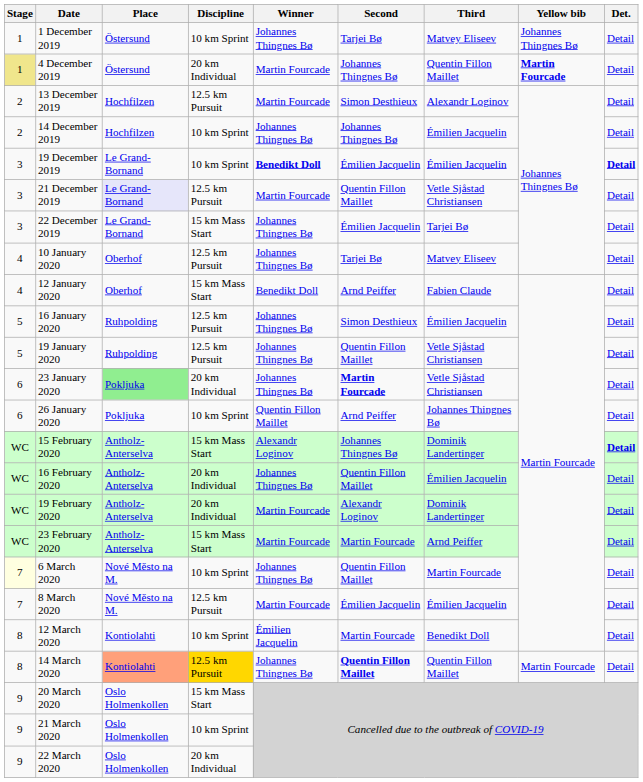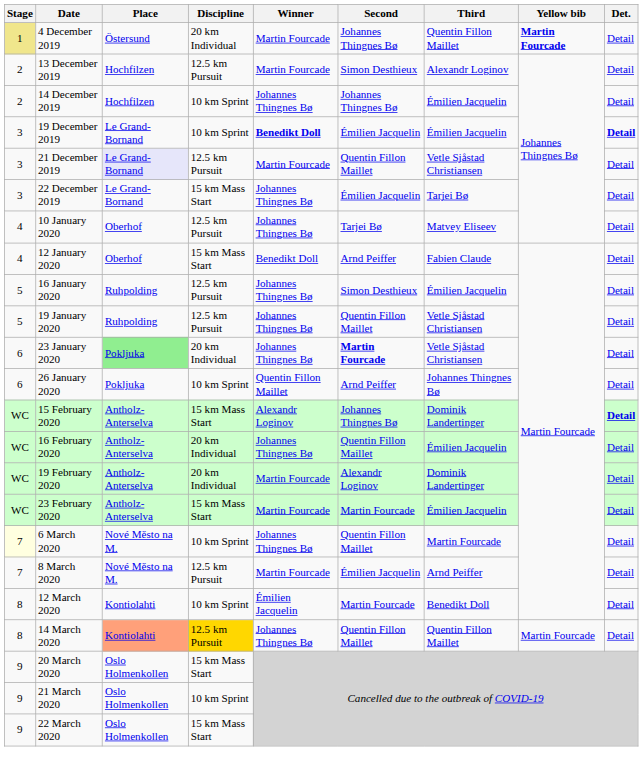- row: (65, 38)
(455, 541) Arnd Peiffer -> (467, 510) Émilien Jacquelin
(467, 604) Émilien Jacquelin -> (455, 573) Arnd Peiffer
(375, 667) bold -> (373, 635) normal
(214, 761) 20 km Individual -> (218, 730) 15 km Mass Start
